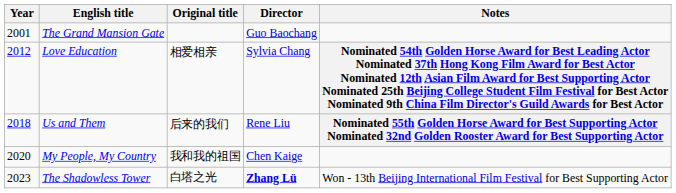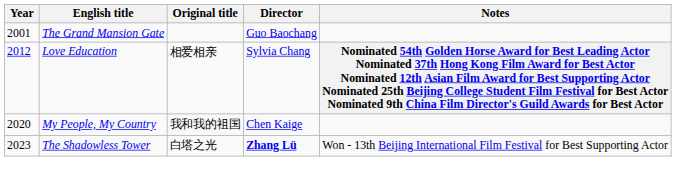- row: (74, 123)
